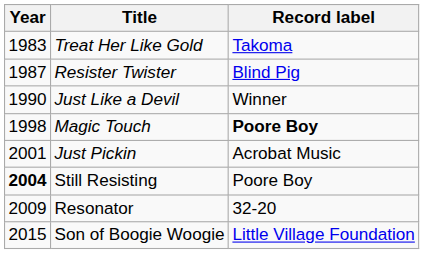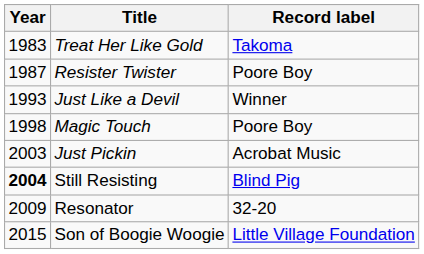(266, 72) Blind Pig -> (272, 72) Poore Boy
(28, 99) 1990 -> (28, 99) 1993
(275, 126) bold -> (272, 126) normal
(28, 153) 2001 -> (28, 153) 2003
(272, 180) Poore Boy -> (266, 180) Blind Pig
